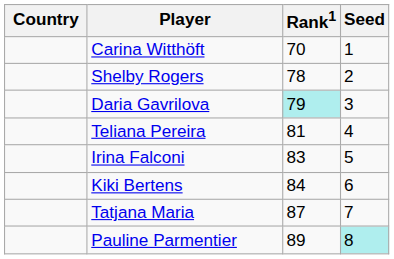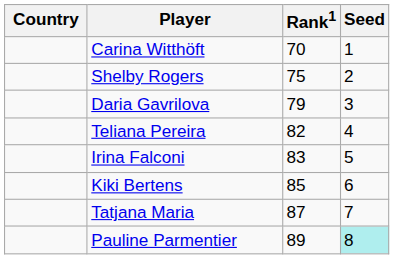(296, 77) 78 -> (296, 77) 75
(296, 104) paleturquoise background -> (296, 104) no background
(296, 131) 81 -> (296, 131) 82
(296, 185) 84 -> (296, 185) 85
